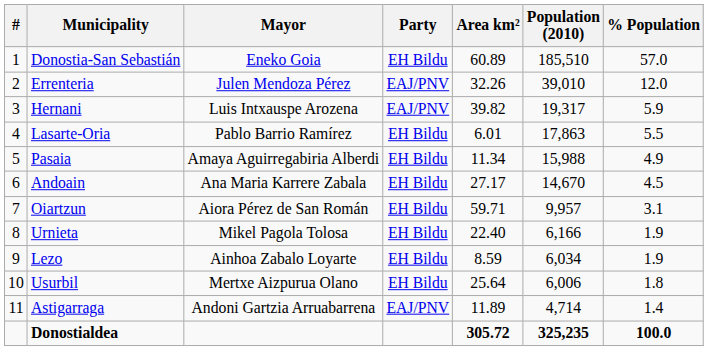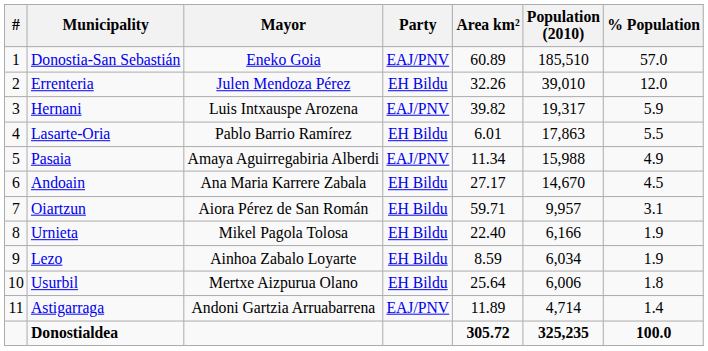(418, 59) EH Bildu -> (418, 59) EAJ/PNV
(418, 84) EAJ/PNV -> (418, 84) EH Bildu
(418, 158) EH Bildu -> (418, 158) EAJ/PNV
